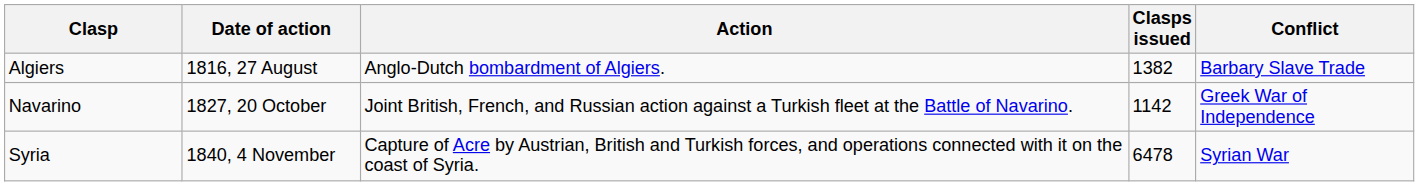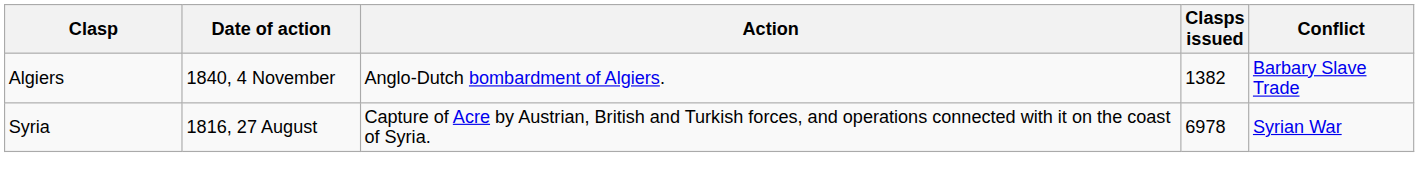(252, 67) 1816, 27 August -> (261, 78) 1840, 4 November
- row: (45, 106)
(261, 155) 1840, 4 November -> (252, 127) 1816, 27 August
(1153, 155) 6478 -> (1205, 127) 6978
